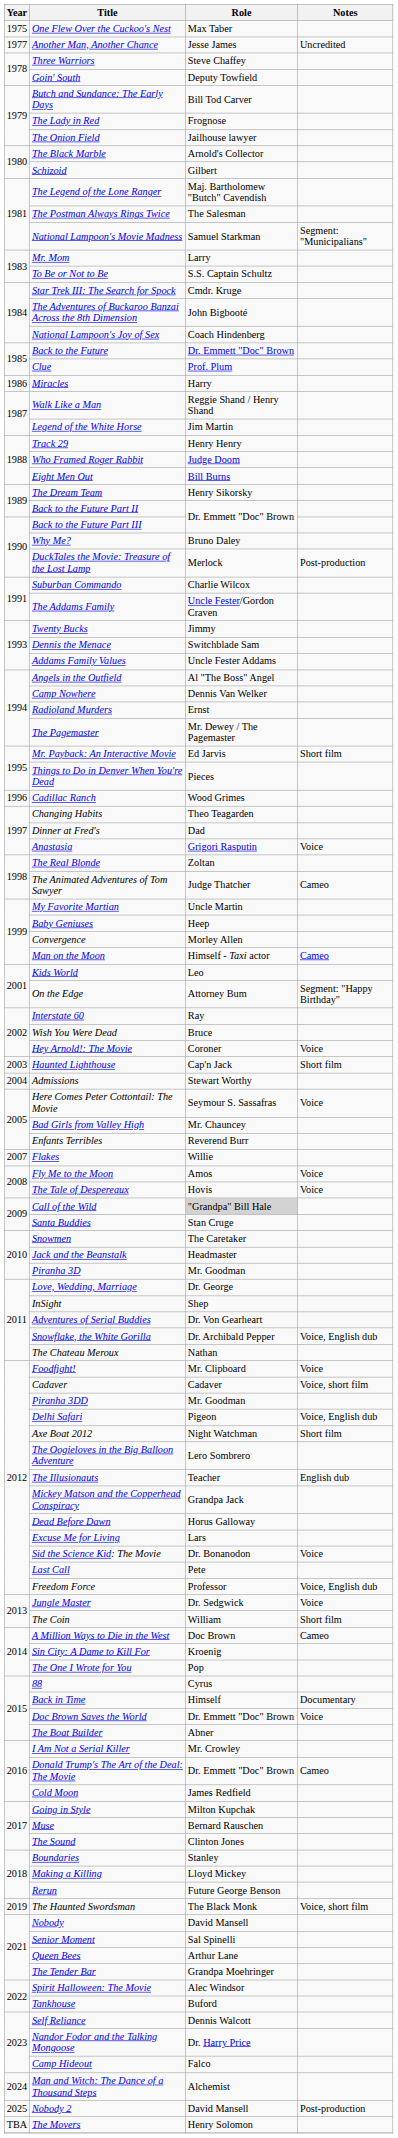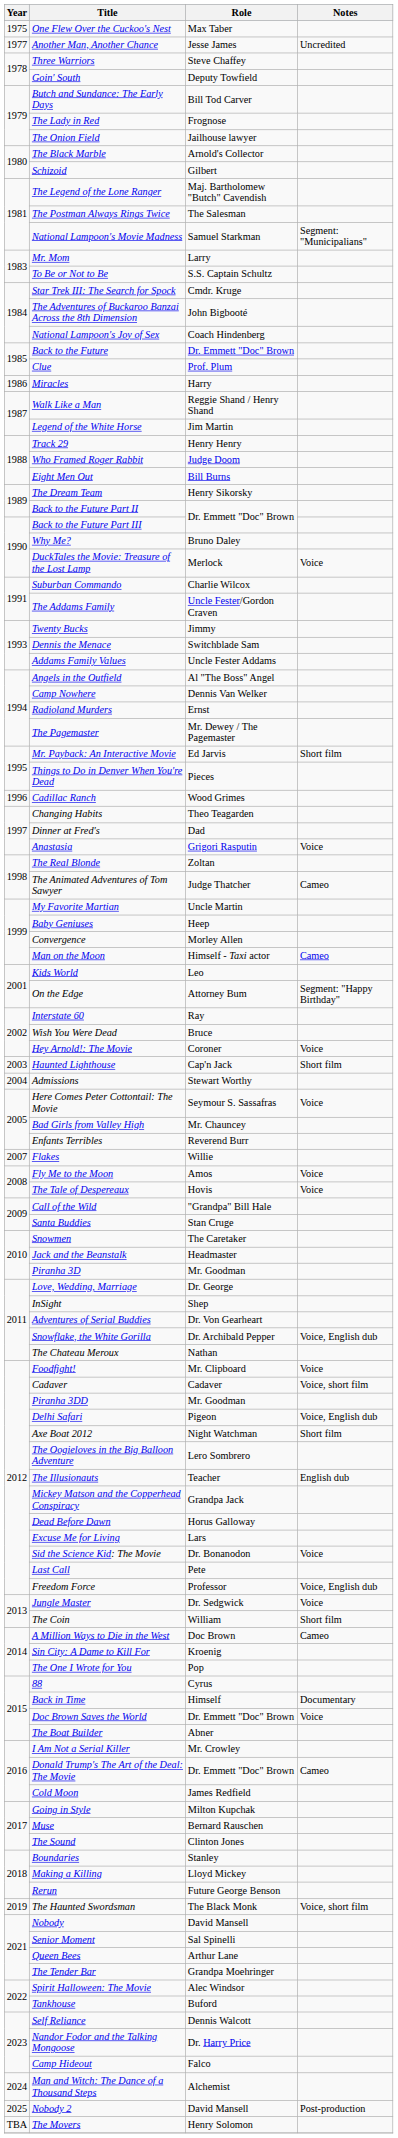(333, 563) Post-production -> (312, 563) Voice
(230, 1206) lightgrey background -> (230, 1206) no background
